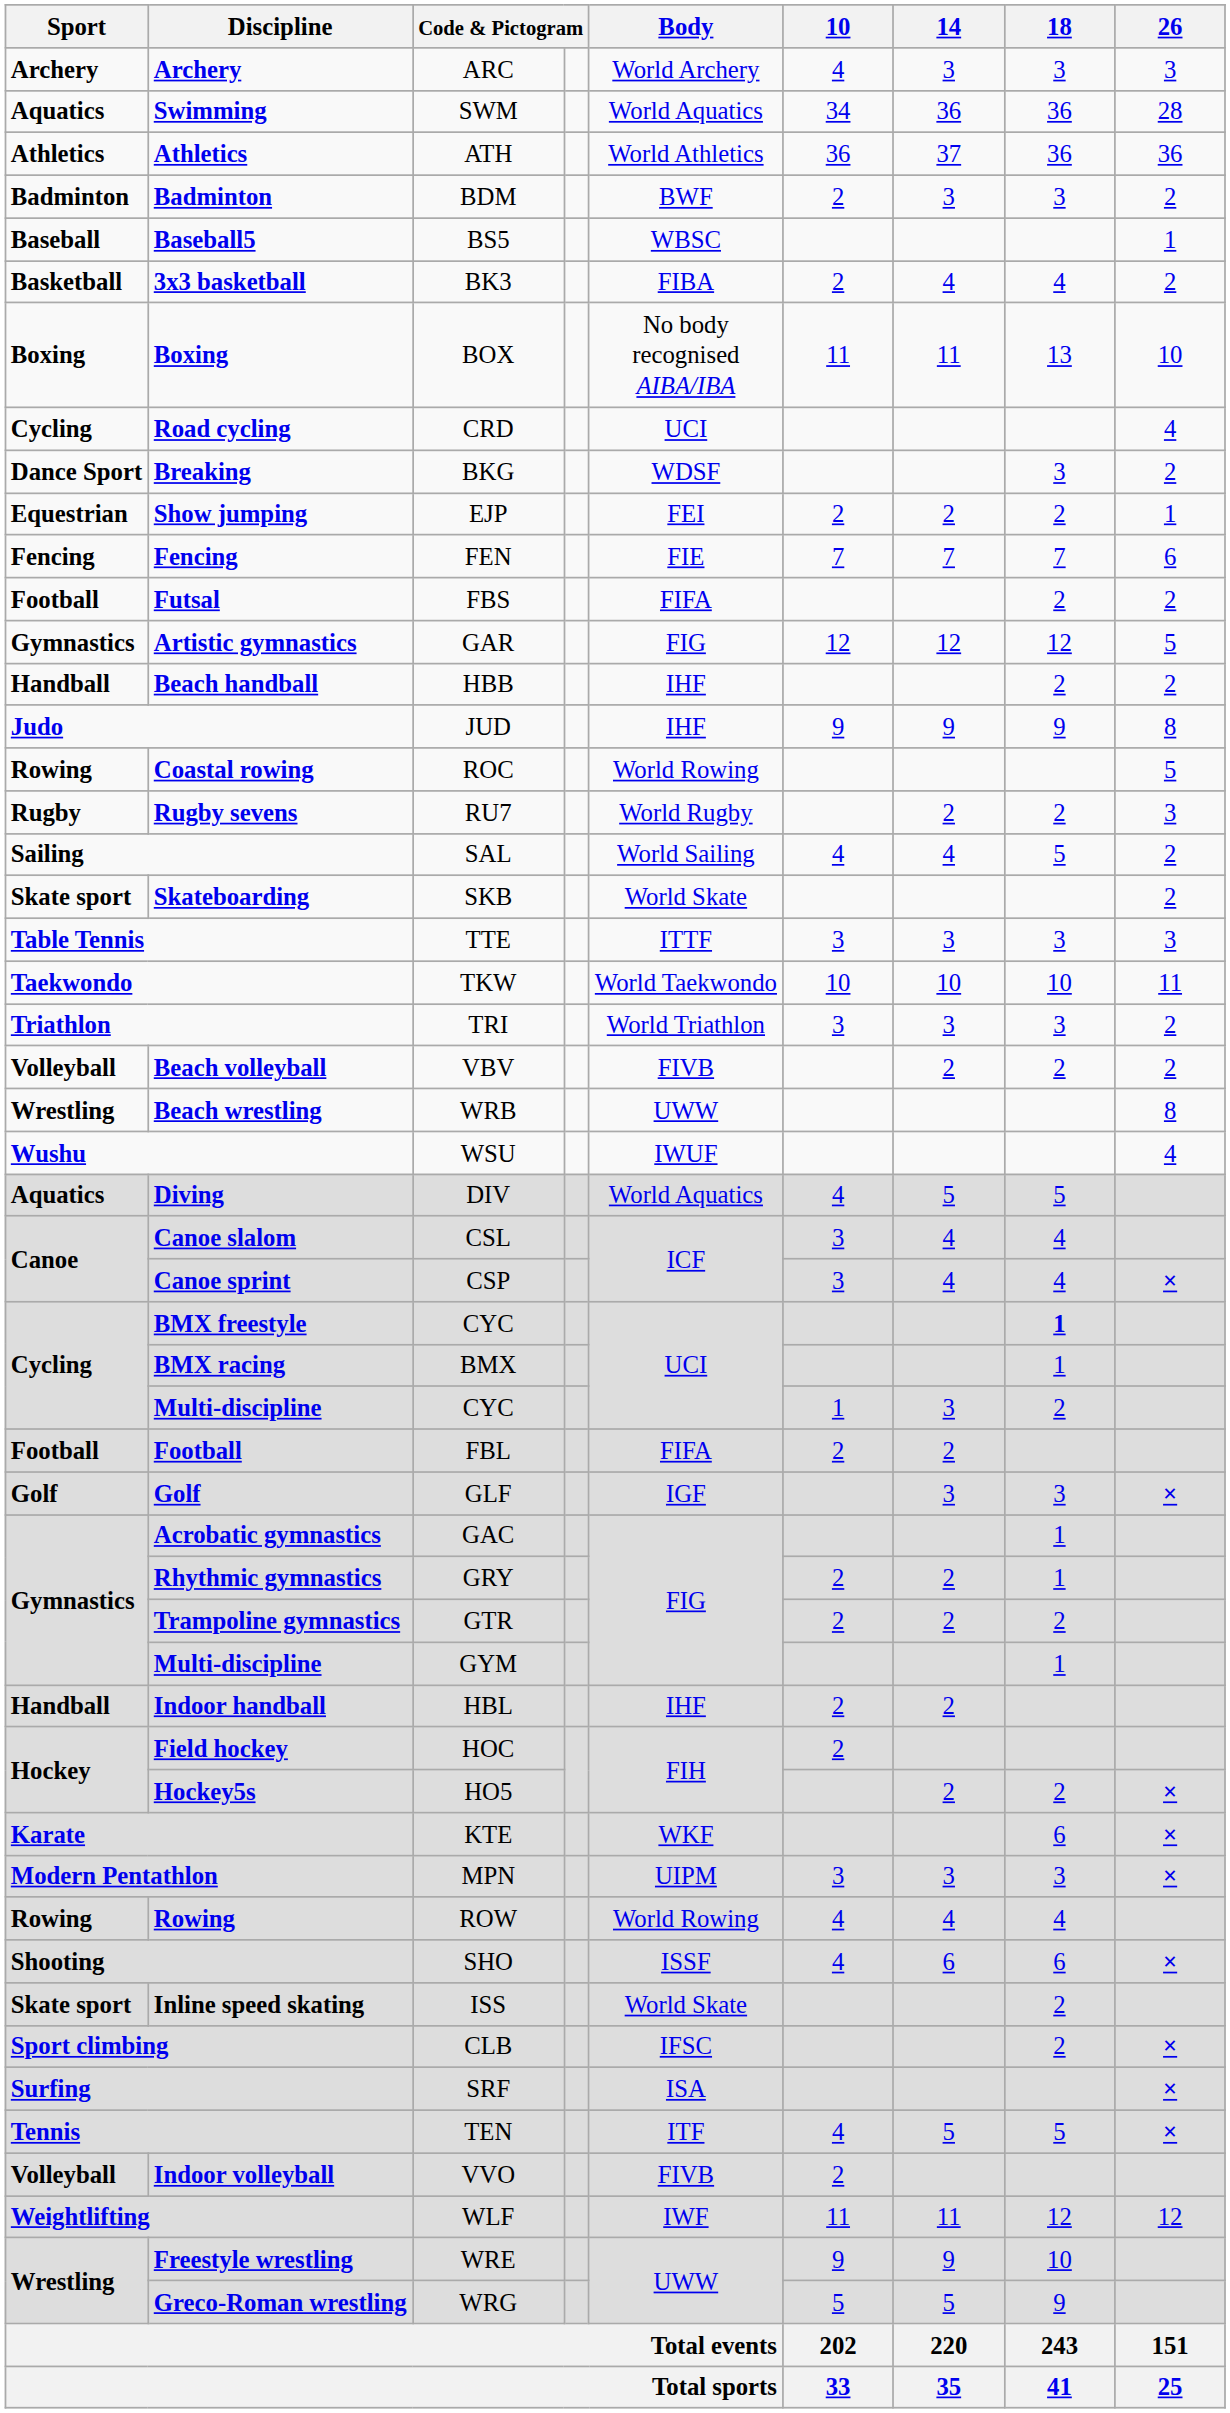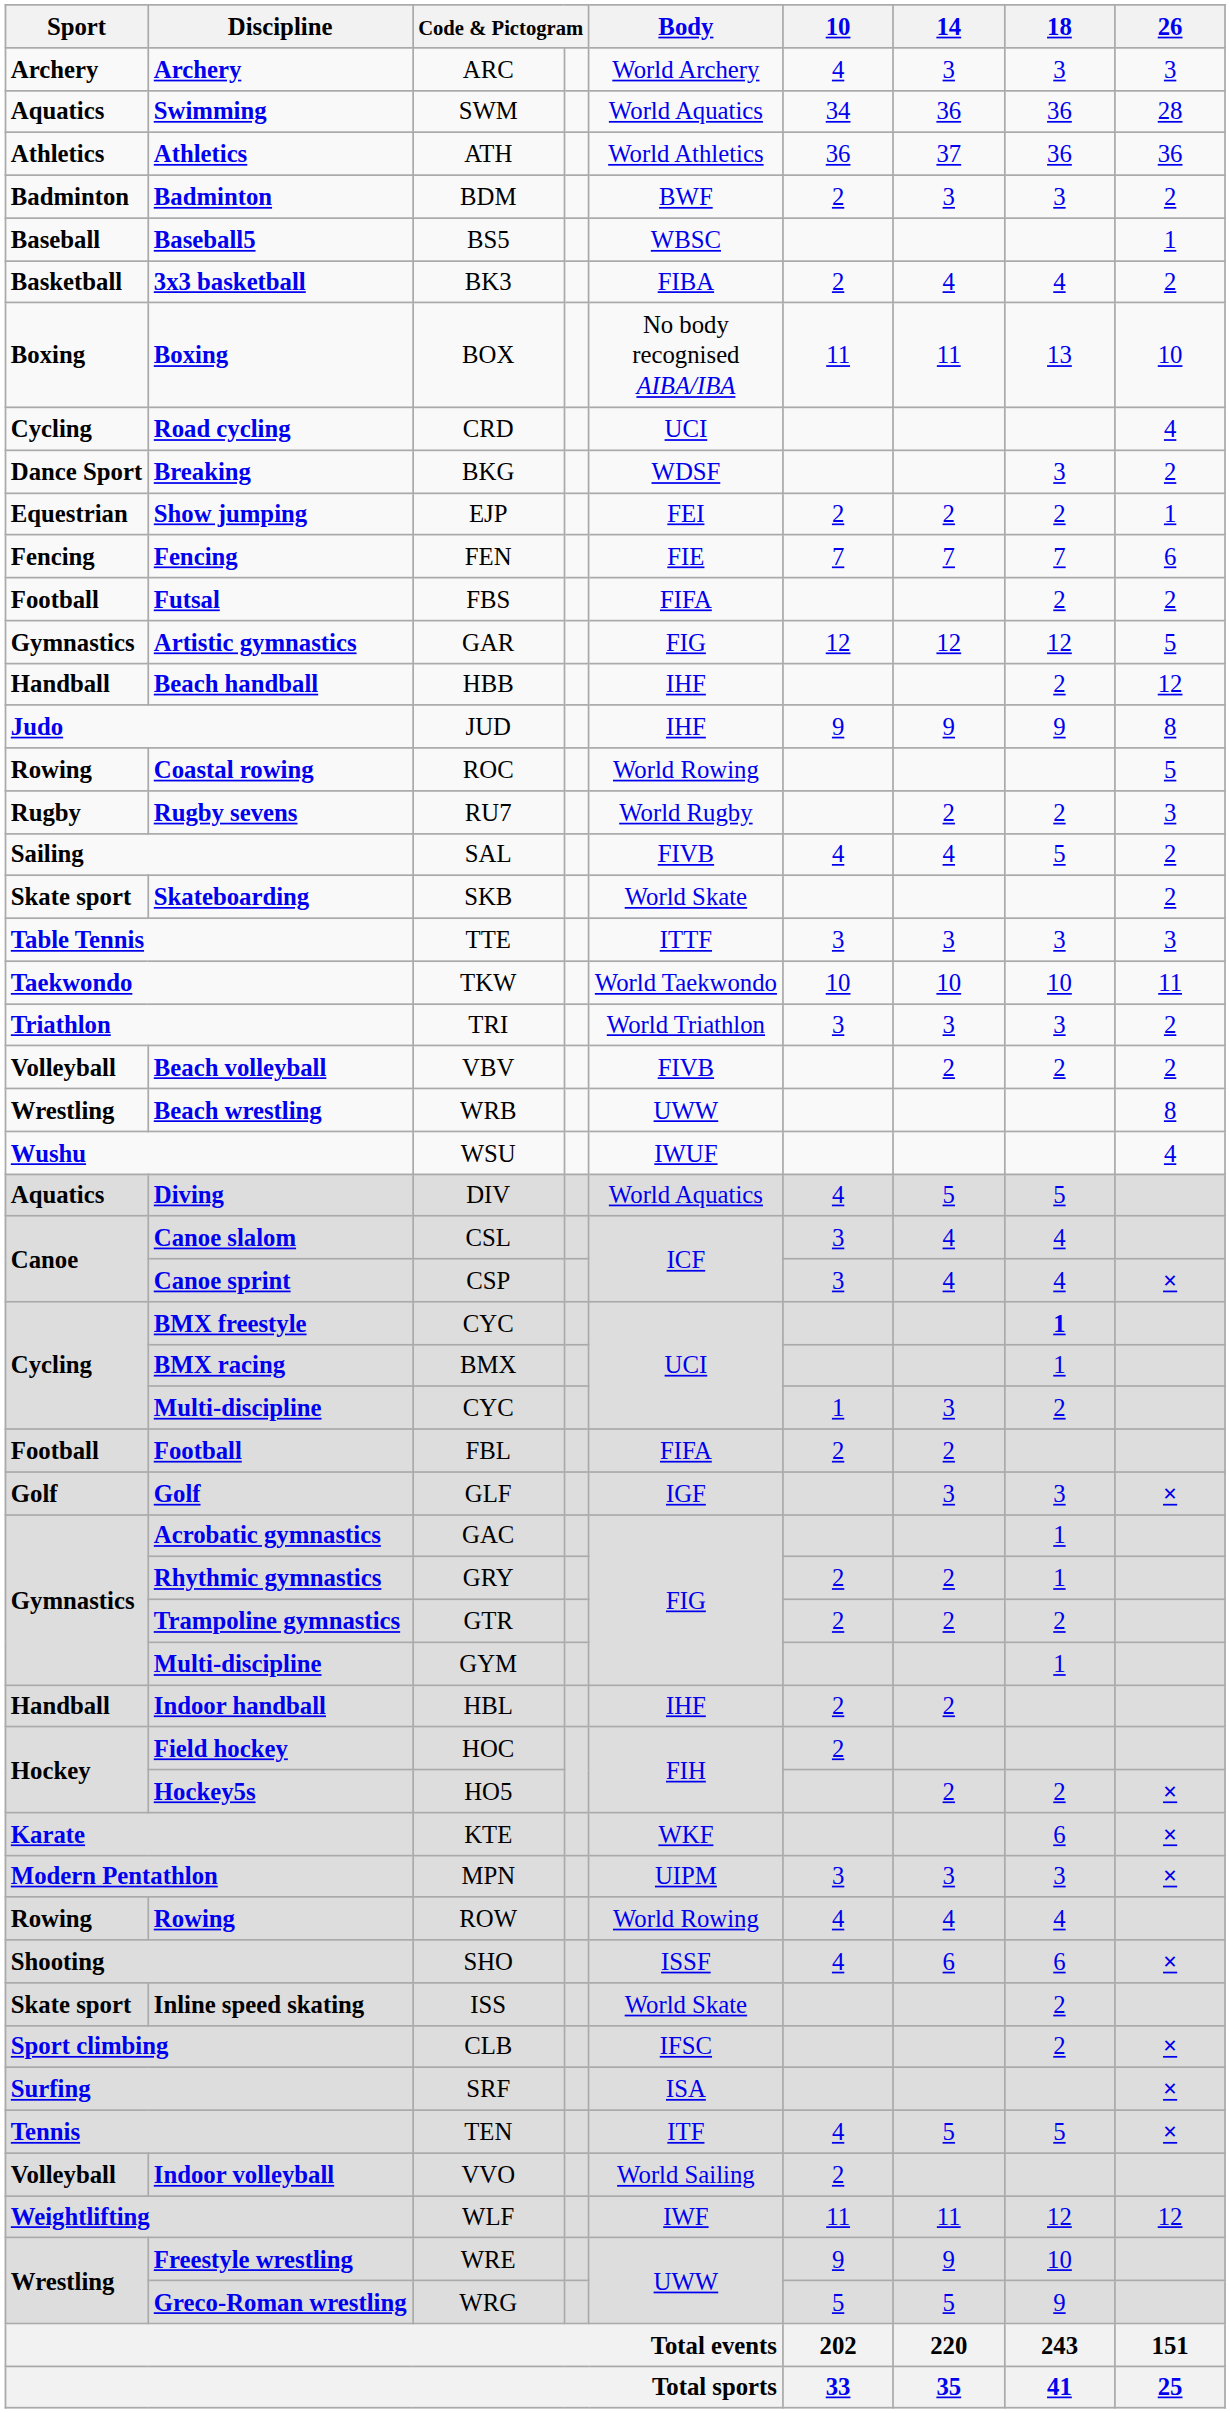(1170, 684) 2 -> (1170, 684) 12
(686, 854) World Sailing -> (686, 854) FIVB
(686, 2174) FIVB -> (686, 2174) World Sailing
